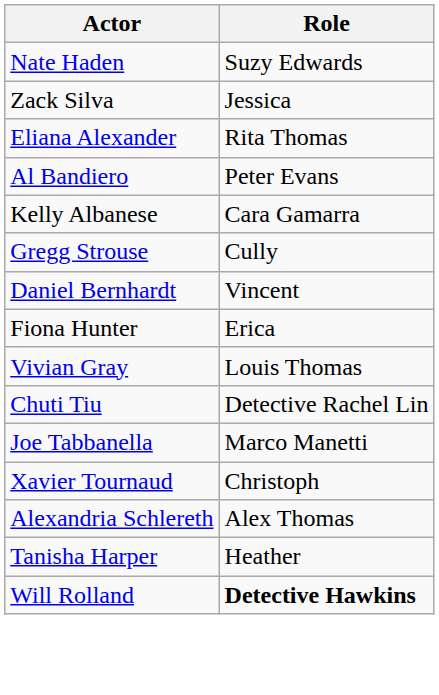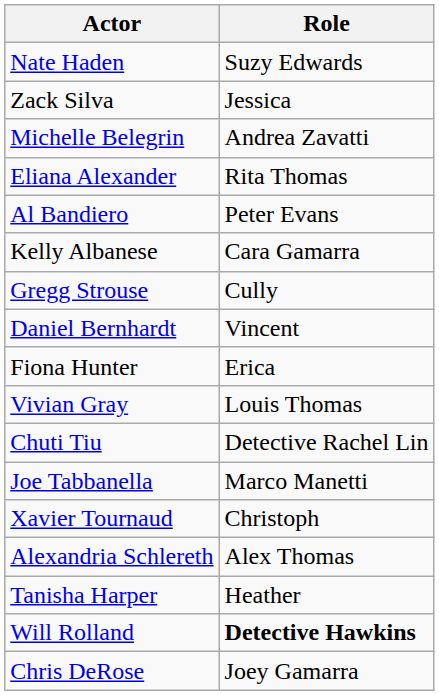+ row: (97, 137)
+ row: (77, 670)
